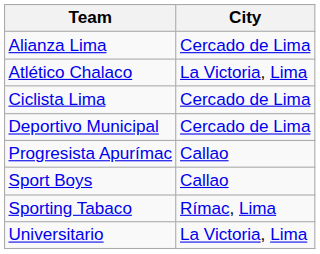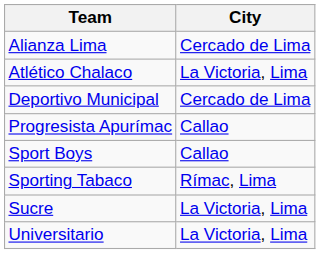- row: (57, 99)
+ row: (31, 208)
